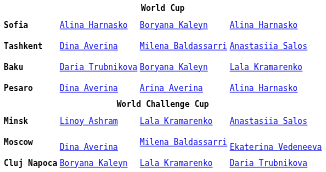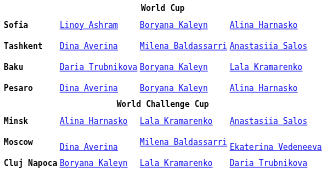(94, 25) Alina Harnasko -> (89, 25) Linoy Ashram
(171, 88) Arina Averina -> (174, 88) Boryana Kaleyn
(89, 121) Linoy Ashram -> (94, 121) Alina Harnasko
